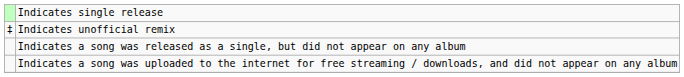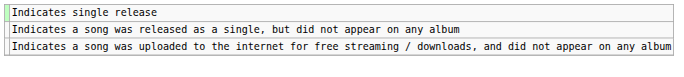- row: (96, 29)
